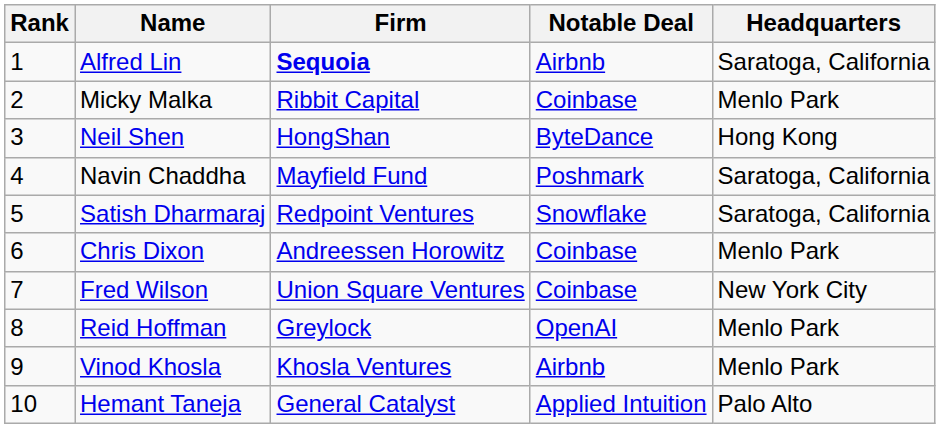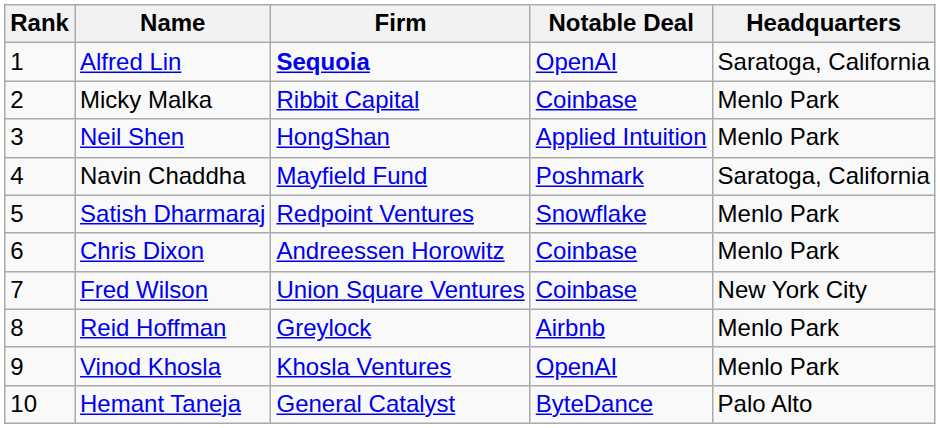(570, 61) Airbnb -> (576, 61) OpenAI
(594, 137) ByteDance -> (621, 137) Applied Intuition
(778, 137) Hong Kong -> (778, 137) Menlo Park
(824, 213) Saratoga, California -> (778, 213) Menlo Park
(576, 328) OpenAI -> (570, 328) Airbnb
(570, 366) Airbnb -> (576, 366) OpenAI
(621, 404) Applied Intuition -> (594, 404) ByteDance
